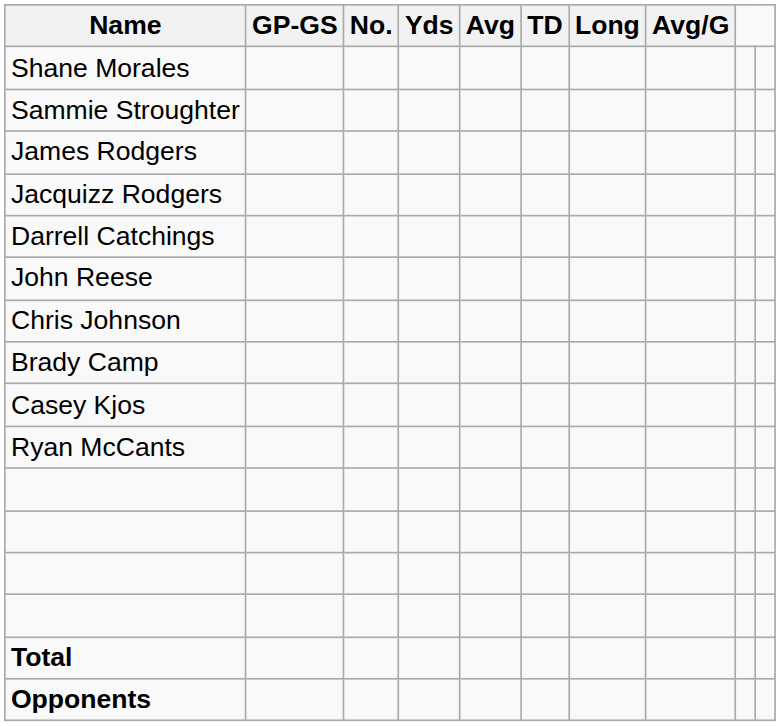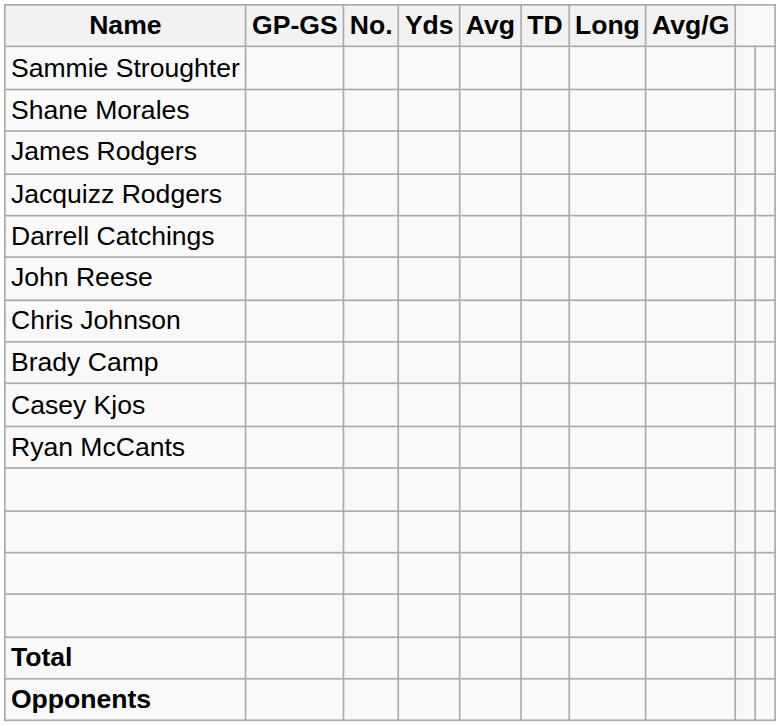rows swapped: (100, 67) <-> (125, 109)
